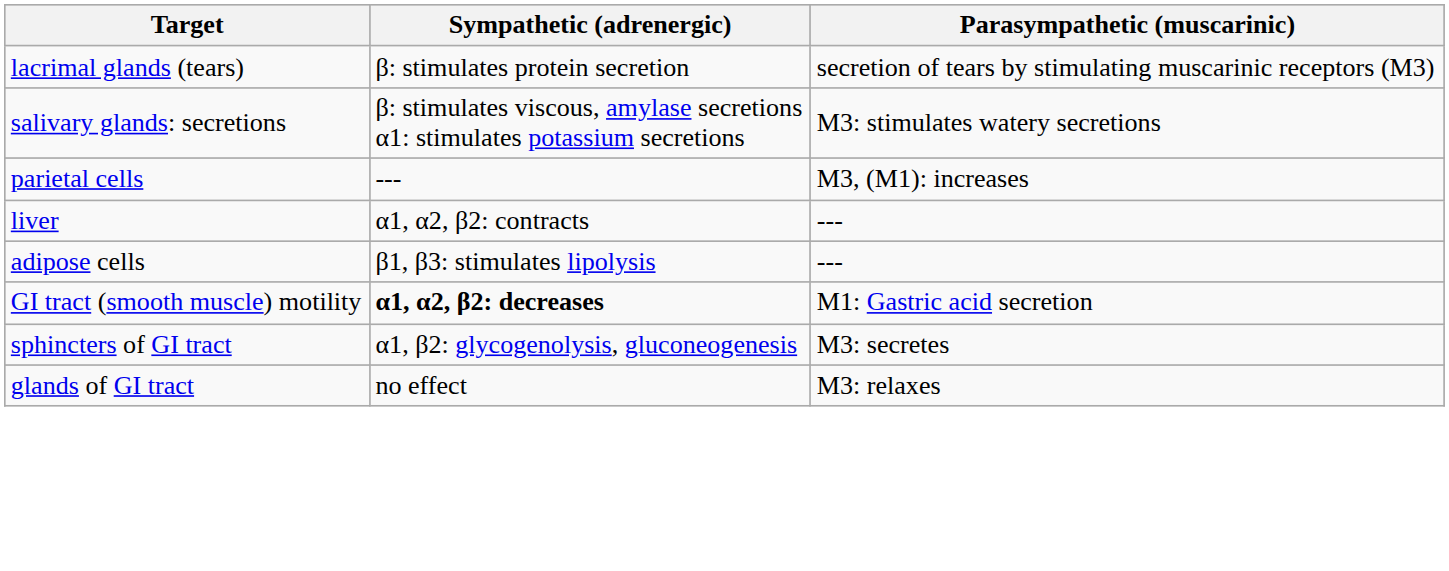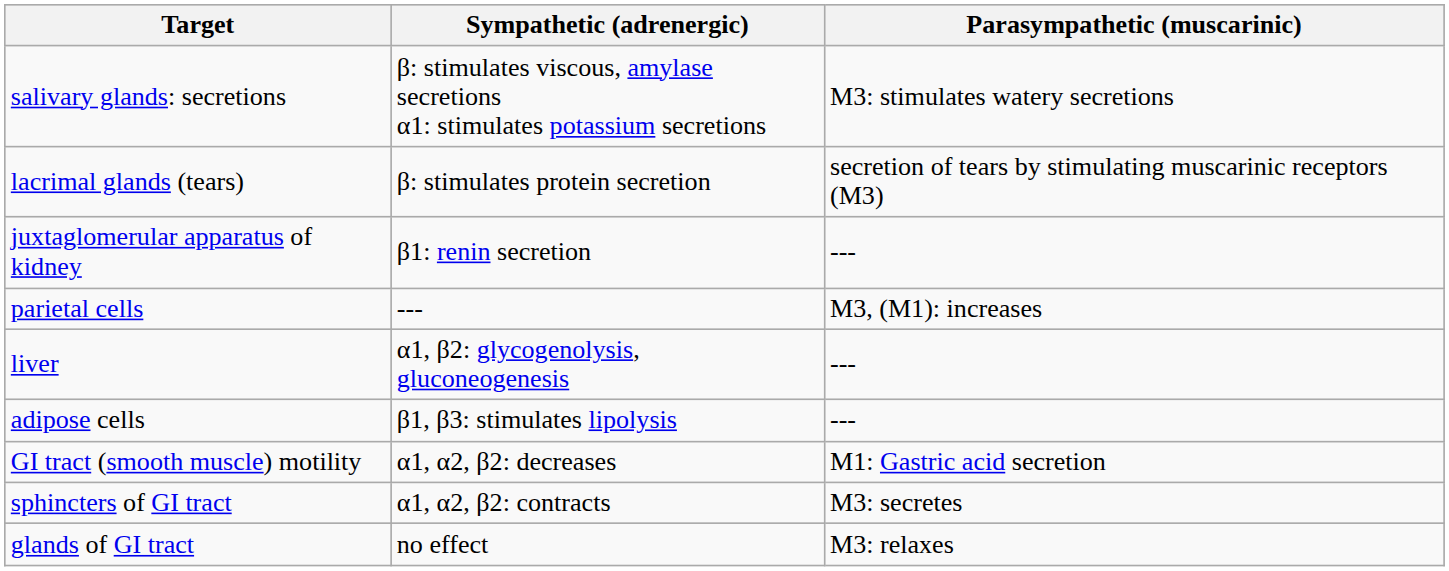rows swapped: (148, 122) <-> (127, 66)
+ row: (161, 251)
(482, 219) α1, α2, β2: contracts -> (518, 364) α1, β2: glycogenolysis, gluconeogenesis
(490, 302) bold -> (507, 461) normal
(586, 344) α1, β2: glycogenolysis, gluconeogenesis -> (504, 502) α1, α2, β2: contracts
